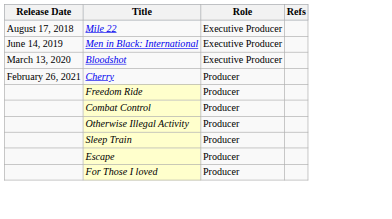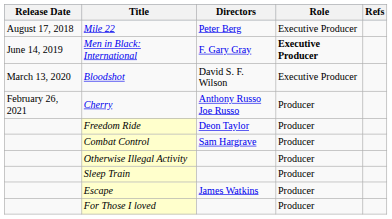+ column: (236, 12)
(243, 44) normal -> (299, 50) bold
